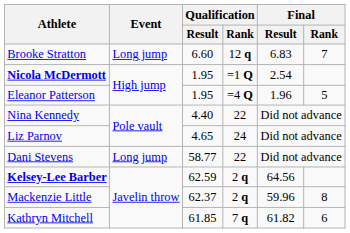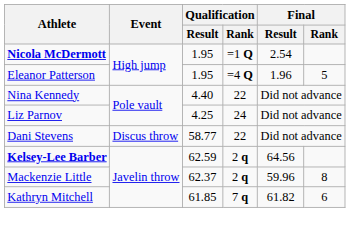- row: (47, 54)
(202, 136) 4.65 -> (202, 116) 4.25
(140, 156) Long jump -> (145, 136) Discus throw
